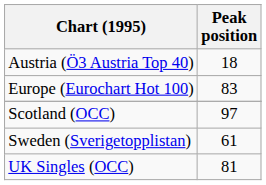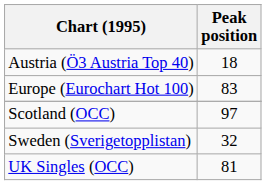(229, 140) 61 -> (229, 140) 32
